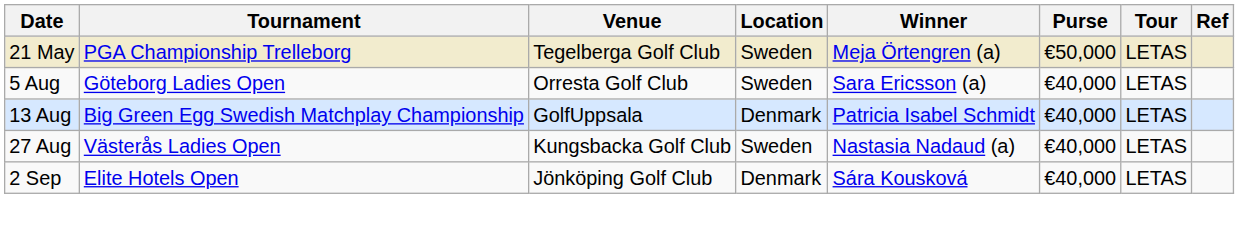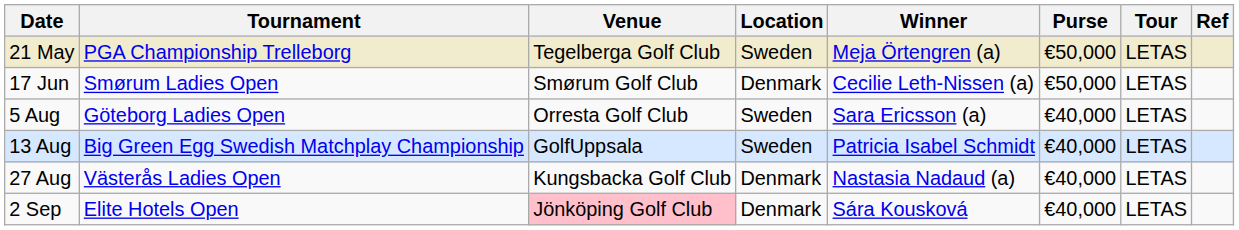+ row: (39, 84)
(781, 115) Denmark -> (776, 147) Sweden
(776, 147) Sweden -> (781, 178) Denmark
(623, 178) no background -> (623, 210) pink background
